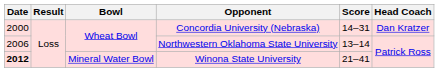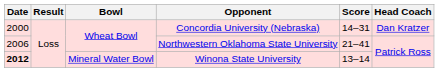(356, 43) 13–14 -> (356, 43) 21–41
(356, 59) 21–41 -> (356, 59) 13–14
